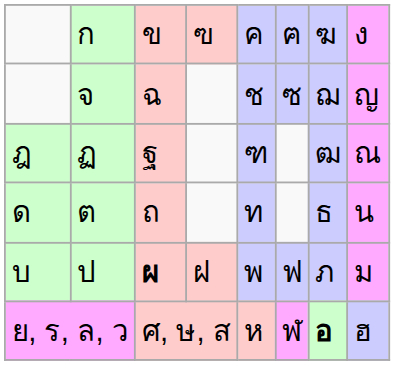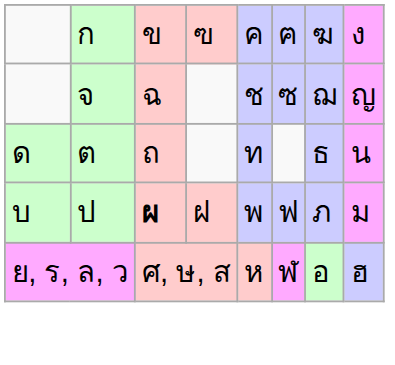- row: (22, 153)
(325, 331) bold -> (321, 272) normal
